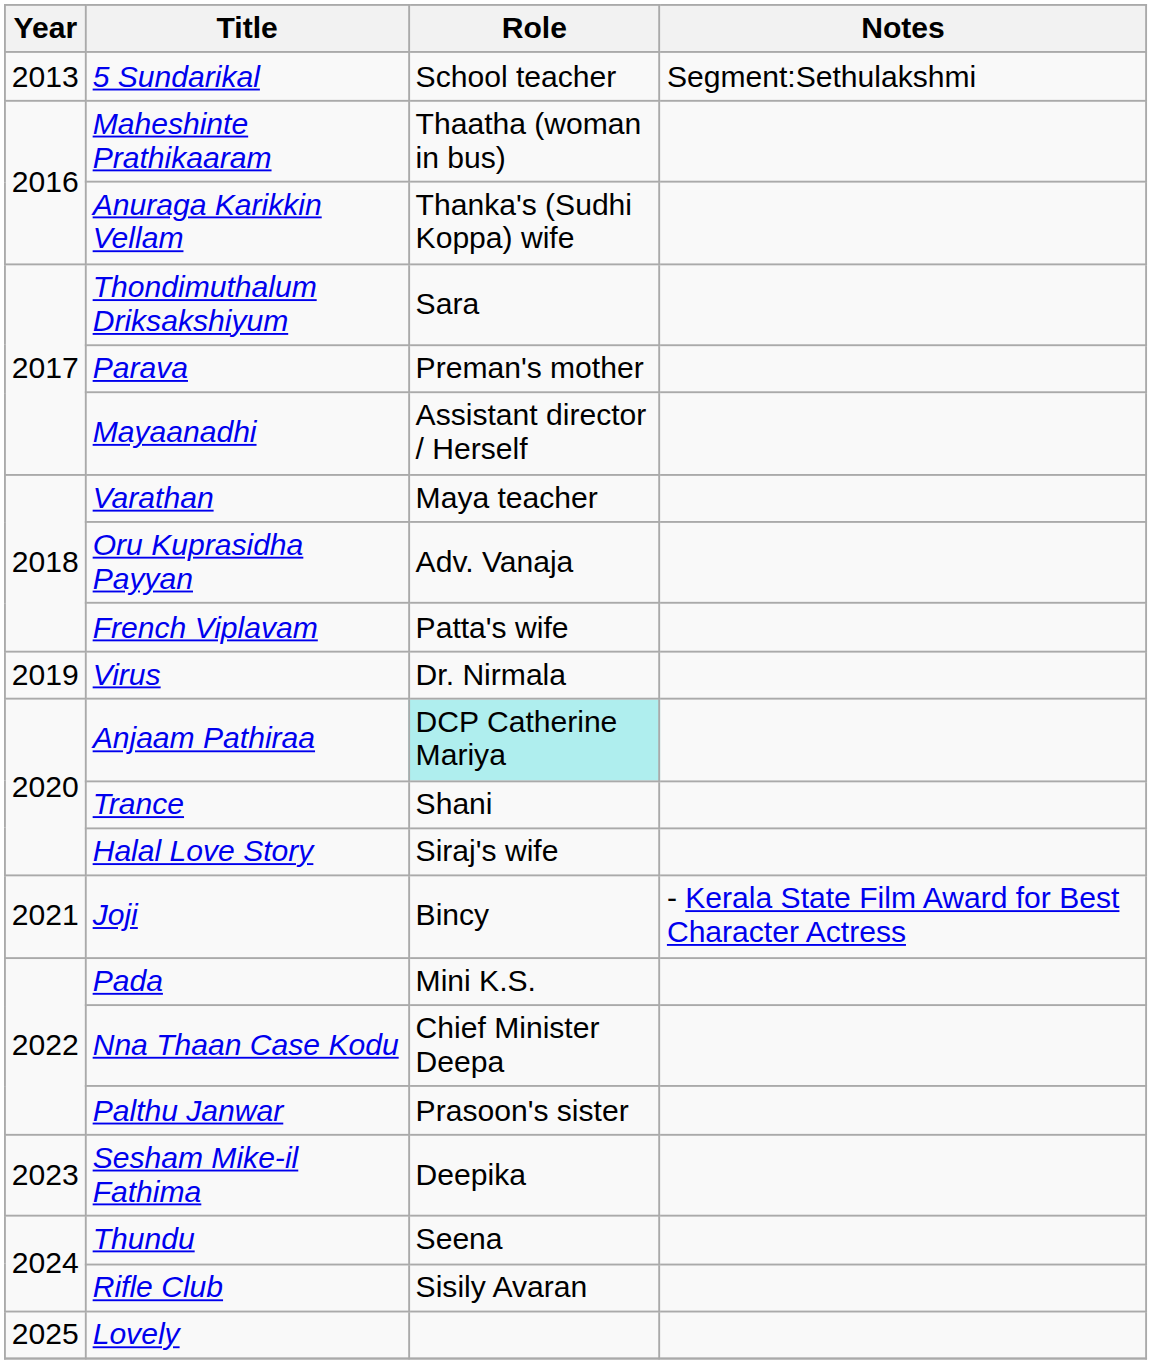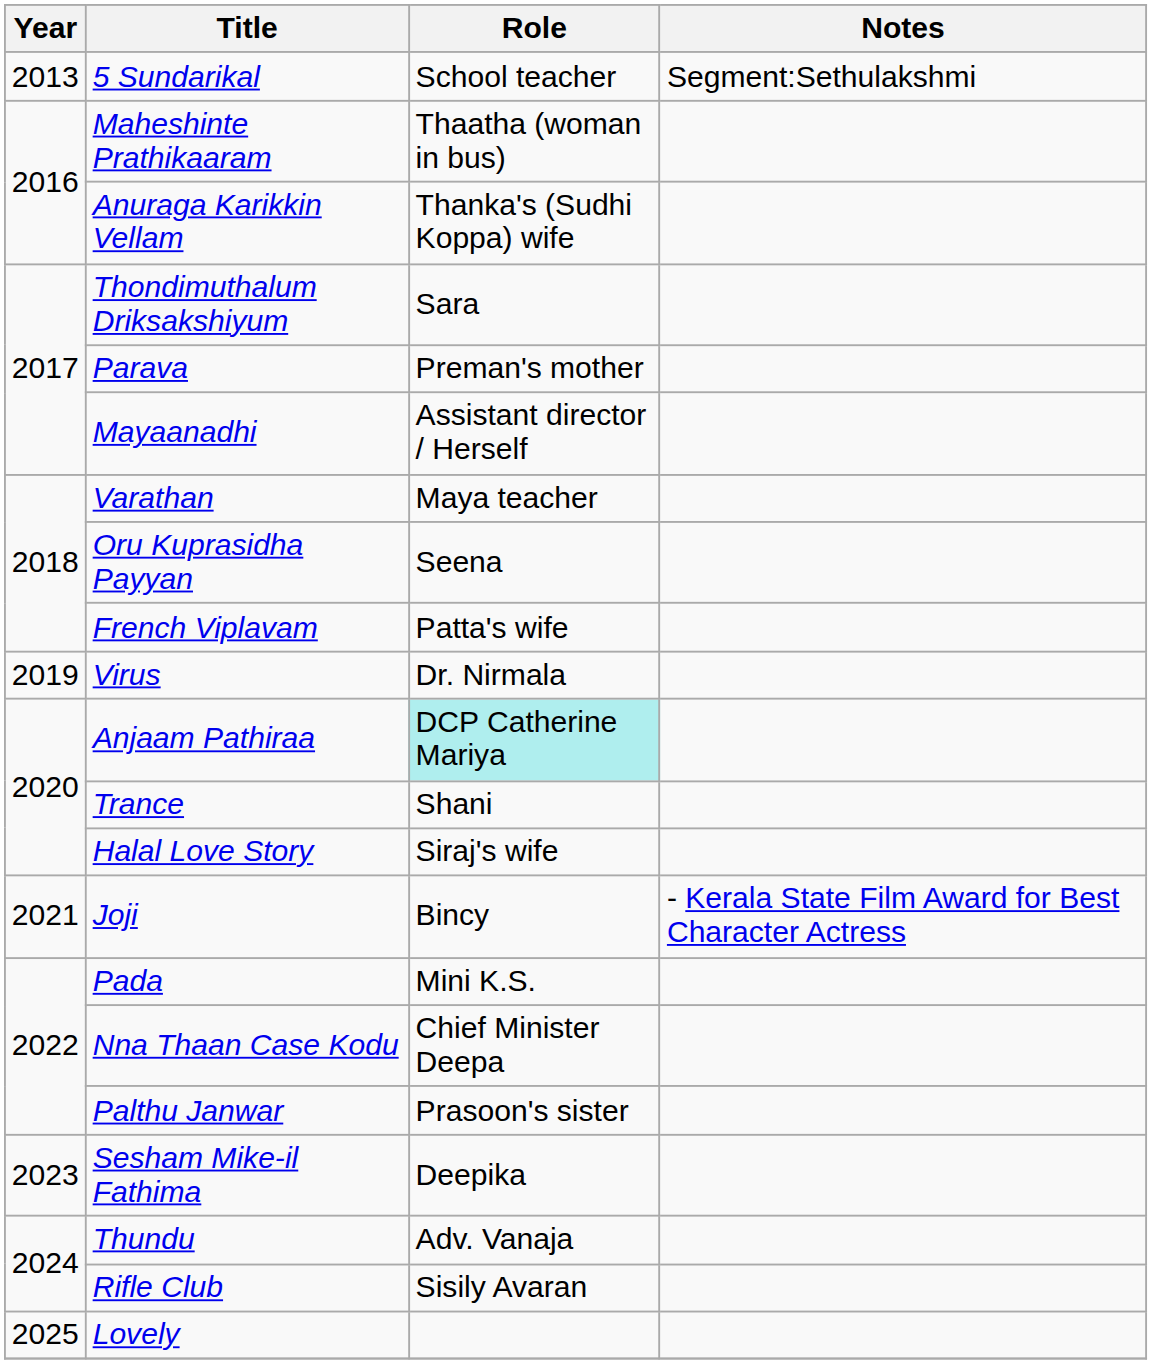(494, 562) Adv. Vanaja -> (459, 562) Seena
(459, 1239) Seena -> (494, 1239) Adv. Vanaja
